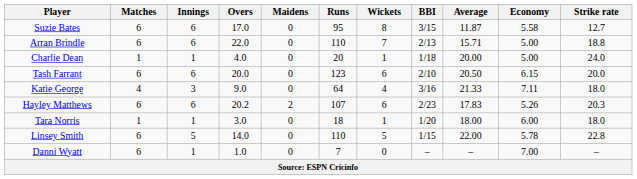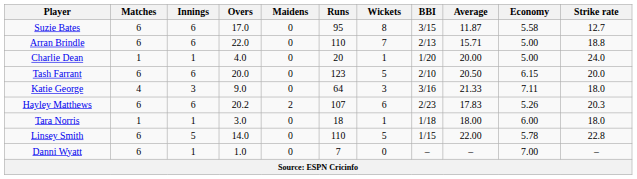(427, 58) 1/18 -> (427, 58) 1/20
(384, 74) 6 -> (384, 74) 5
(384, 89) 4 -> (384, 89) 3
(427, 120) 1/20 -> (427, 120) 1/18
